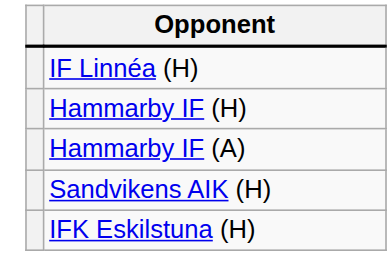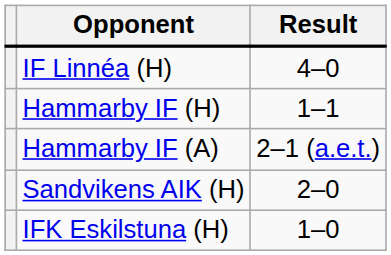+ column: (318, 25)
